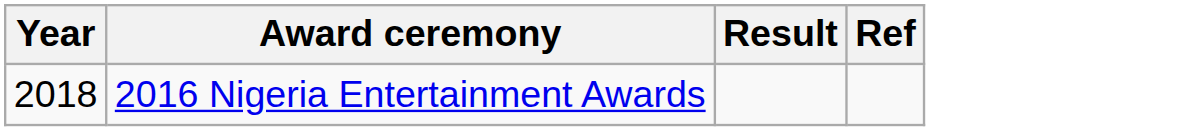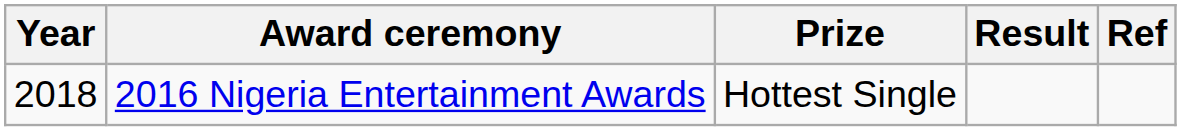+ column: (840, 34)
